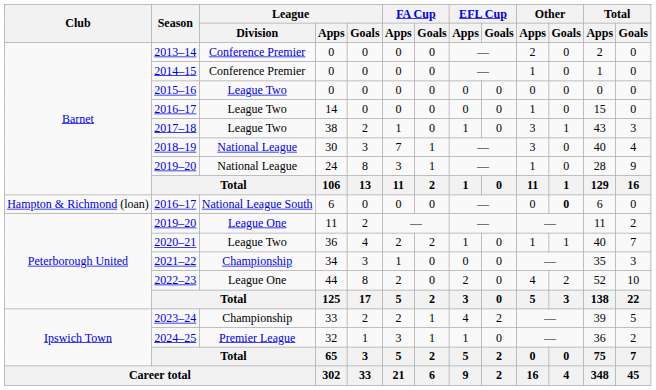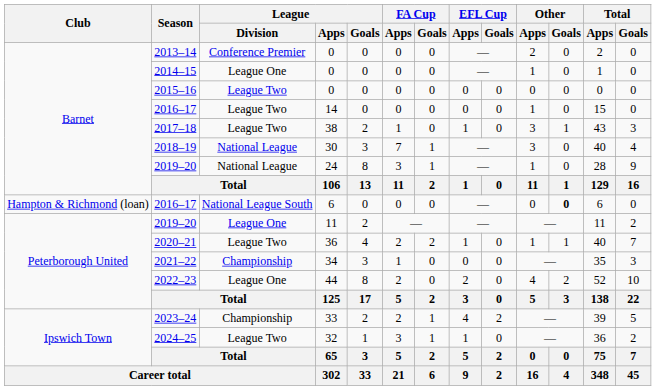(257, 71) Conference Premier -> (257, 71) League One
(257, 337) Premier League -> (257, 337) League Two
